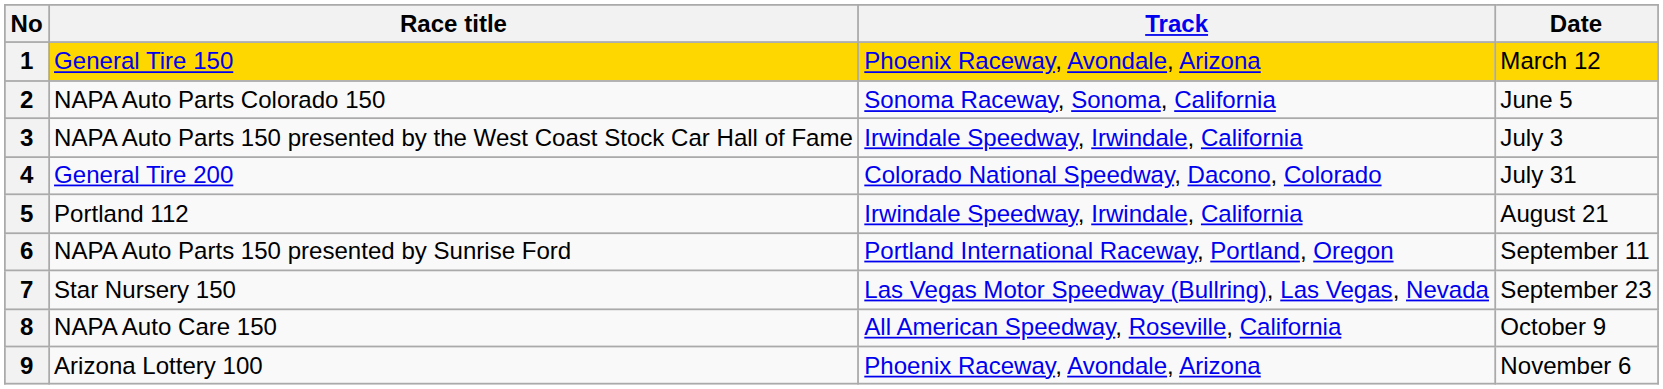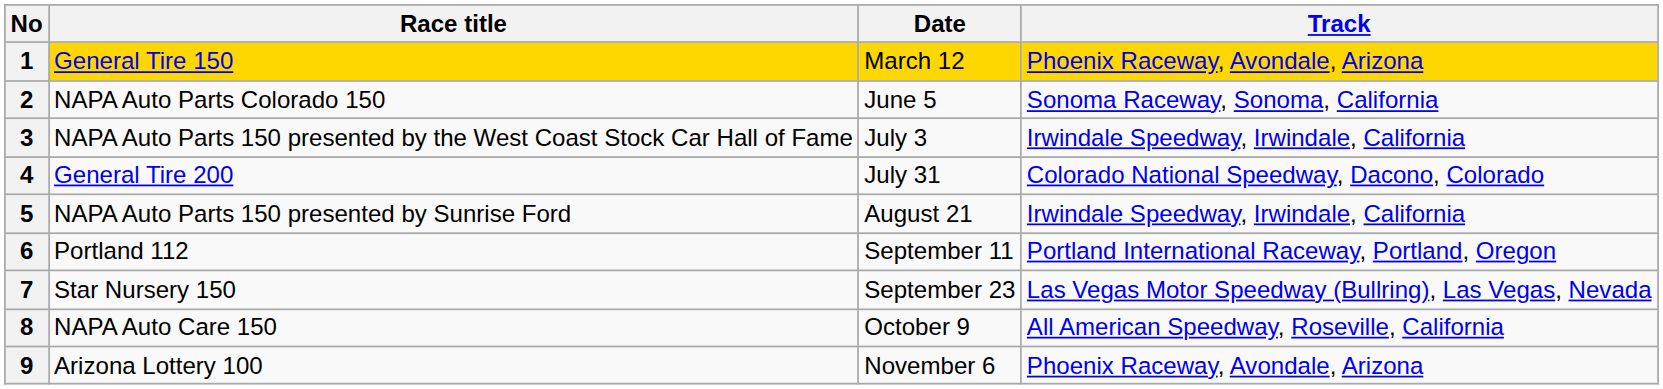columns swapped: (1177, 23) <-> (1576, 23)
(121, 213) Portland 112 -> (313, 213) NAPA Auto Parts 150 presented by Sunrise Ford
(313, 251) NAPA Auto Parts 150 presented by Sunrise Ford -> (121, 251) Portland 112
